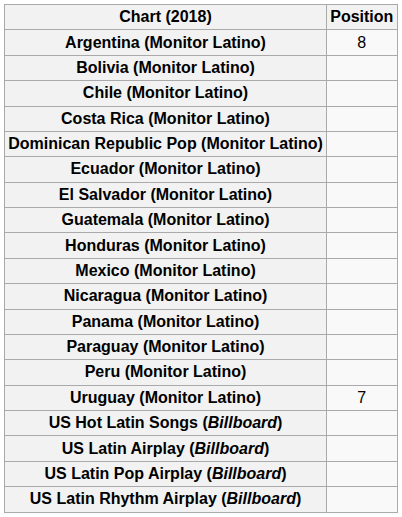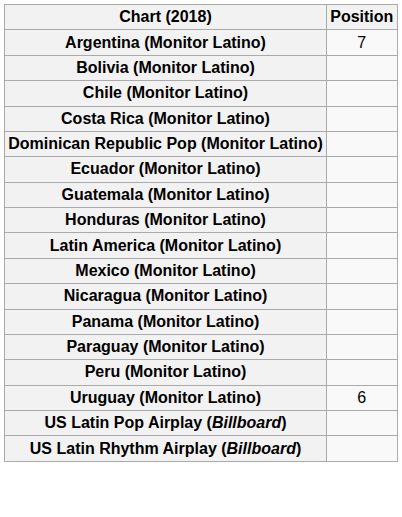(362, 42) 8 -> (362, 42) 7
- row: (166, 194)
+ row: (166, 245)
(362, 397) 7 -> (362, 397) 6
- row: (166, 423)
- row: (166, 448)
